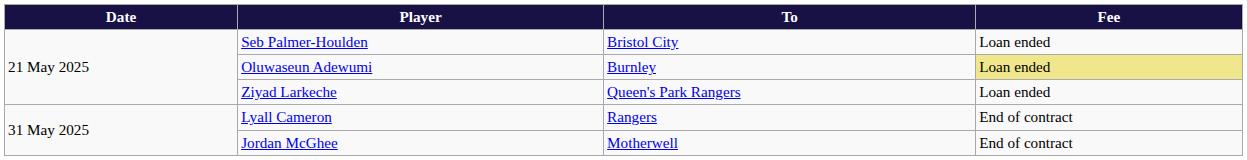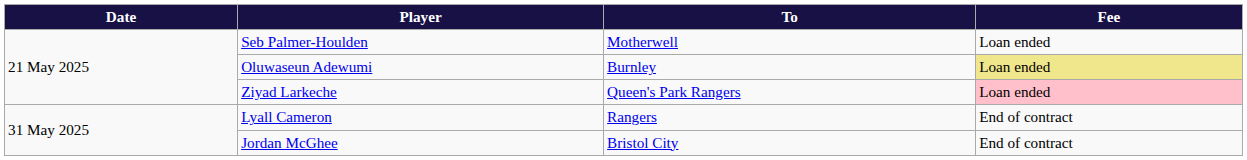(643, 42) Bristol City -> (643, 42) Motherwell
(1015, 92) no background -> (1015, 92) pink background
(643, 142) Motherwell -> (643, 142) Bristol City
